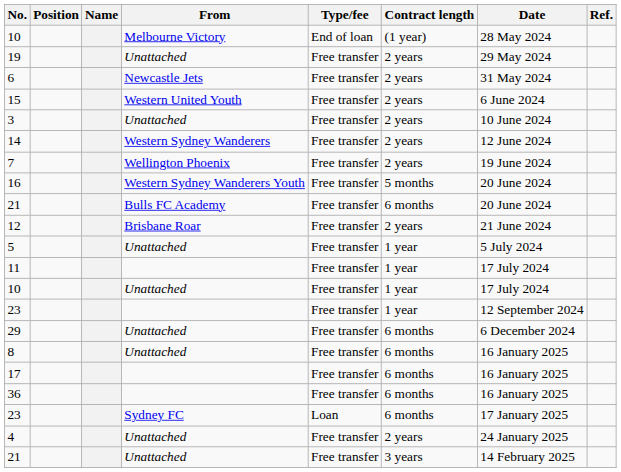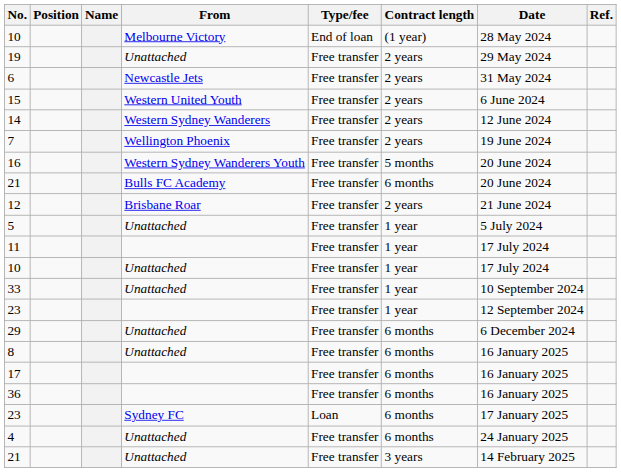- row: (11, 120)
+ row: (14, 288)
(404, 436) 2 years -> (409, 436) 6 months
